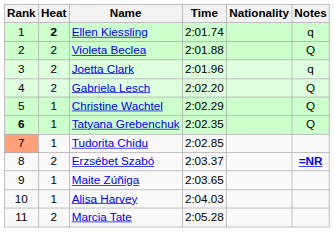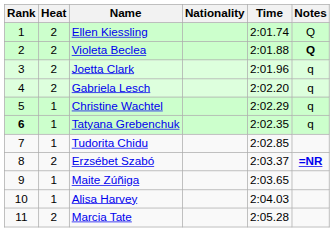columns swapped: (259, 13) <-> (204, 13)
(54, 32) bold -> (54, 32) normal
(311, 32) q -> (311, 32) Q
(311, 50) normal -> (311, 50) bold
(311, 87) Q -> (311, 87) q
(311, 106) Q -> (311, 106) q
(311, 124) Q -> (311, 124) q
(21, 143) lightsalmon background -> (21, 143) no background
